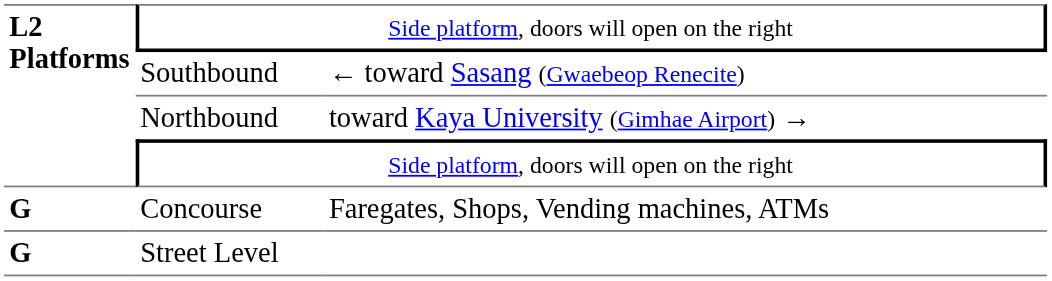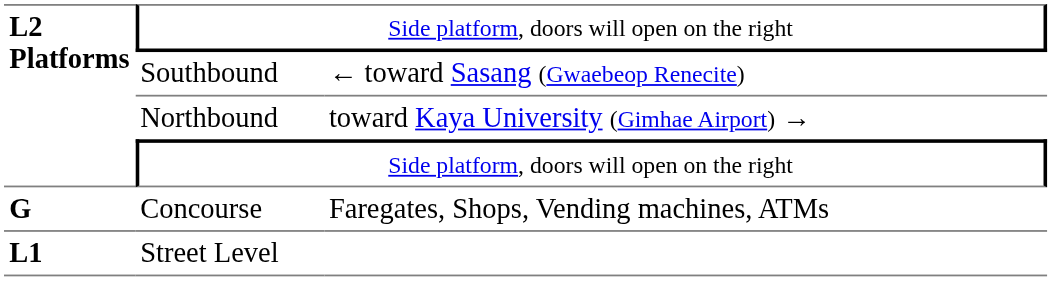(20, 252) G -> (26, 252) L1
